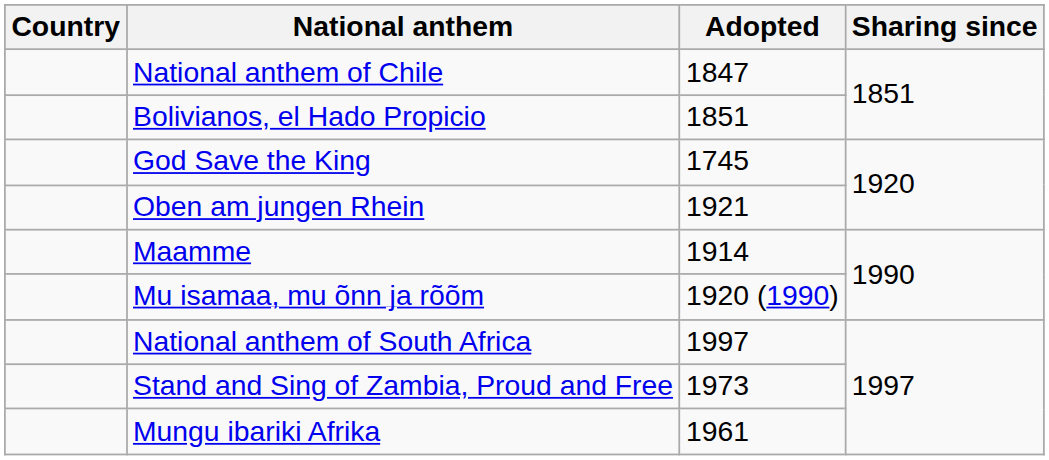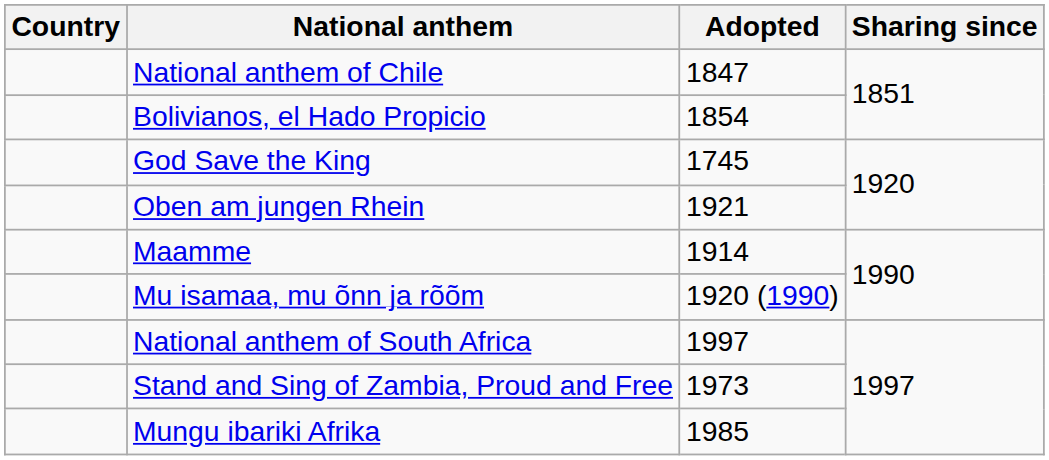(718, 116) 1851 -> (718, 116) 1854
(718, 431) 1961 -> (718, 431) 1985
